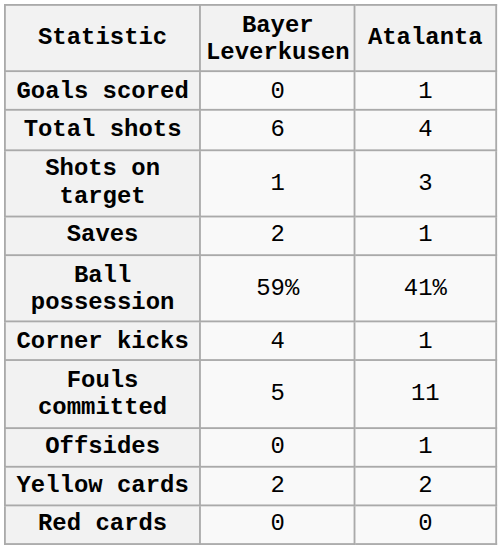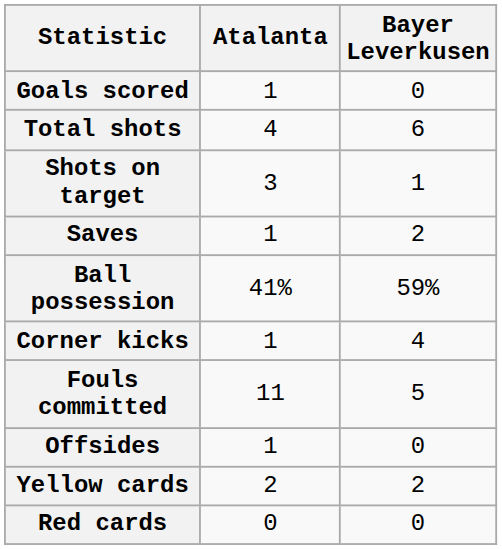columns swapped: (425, 38) <-> (278, 38)
